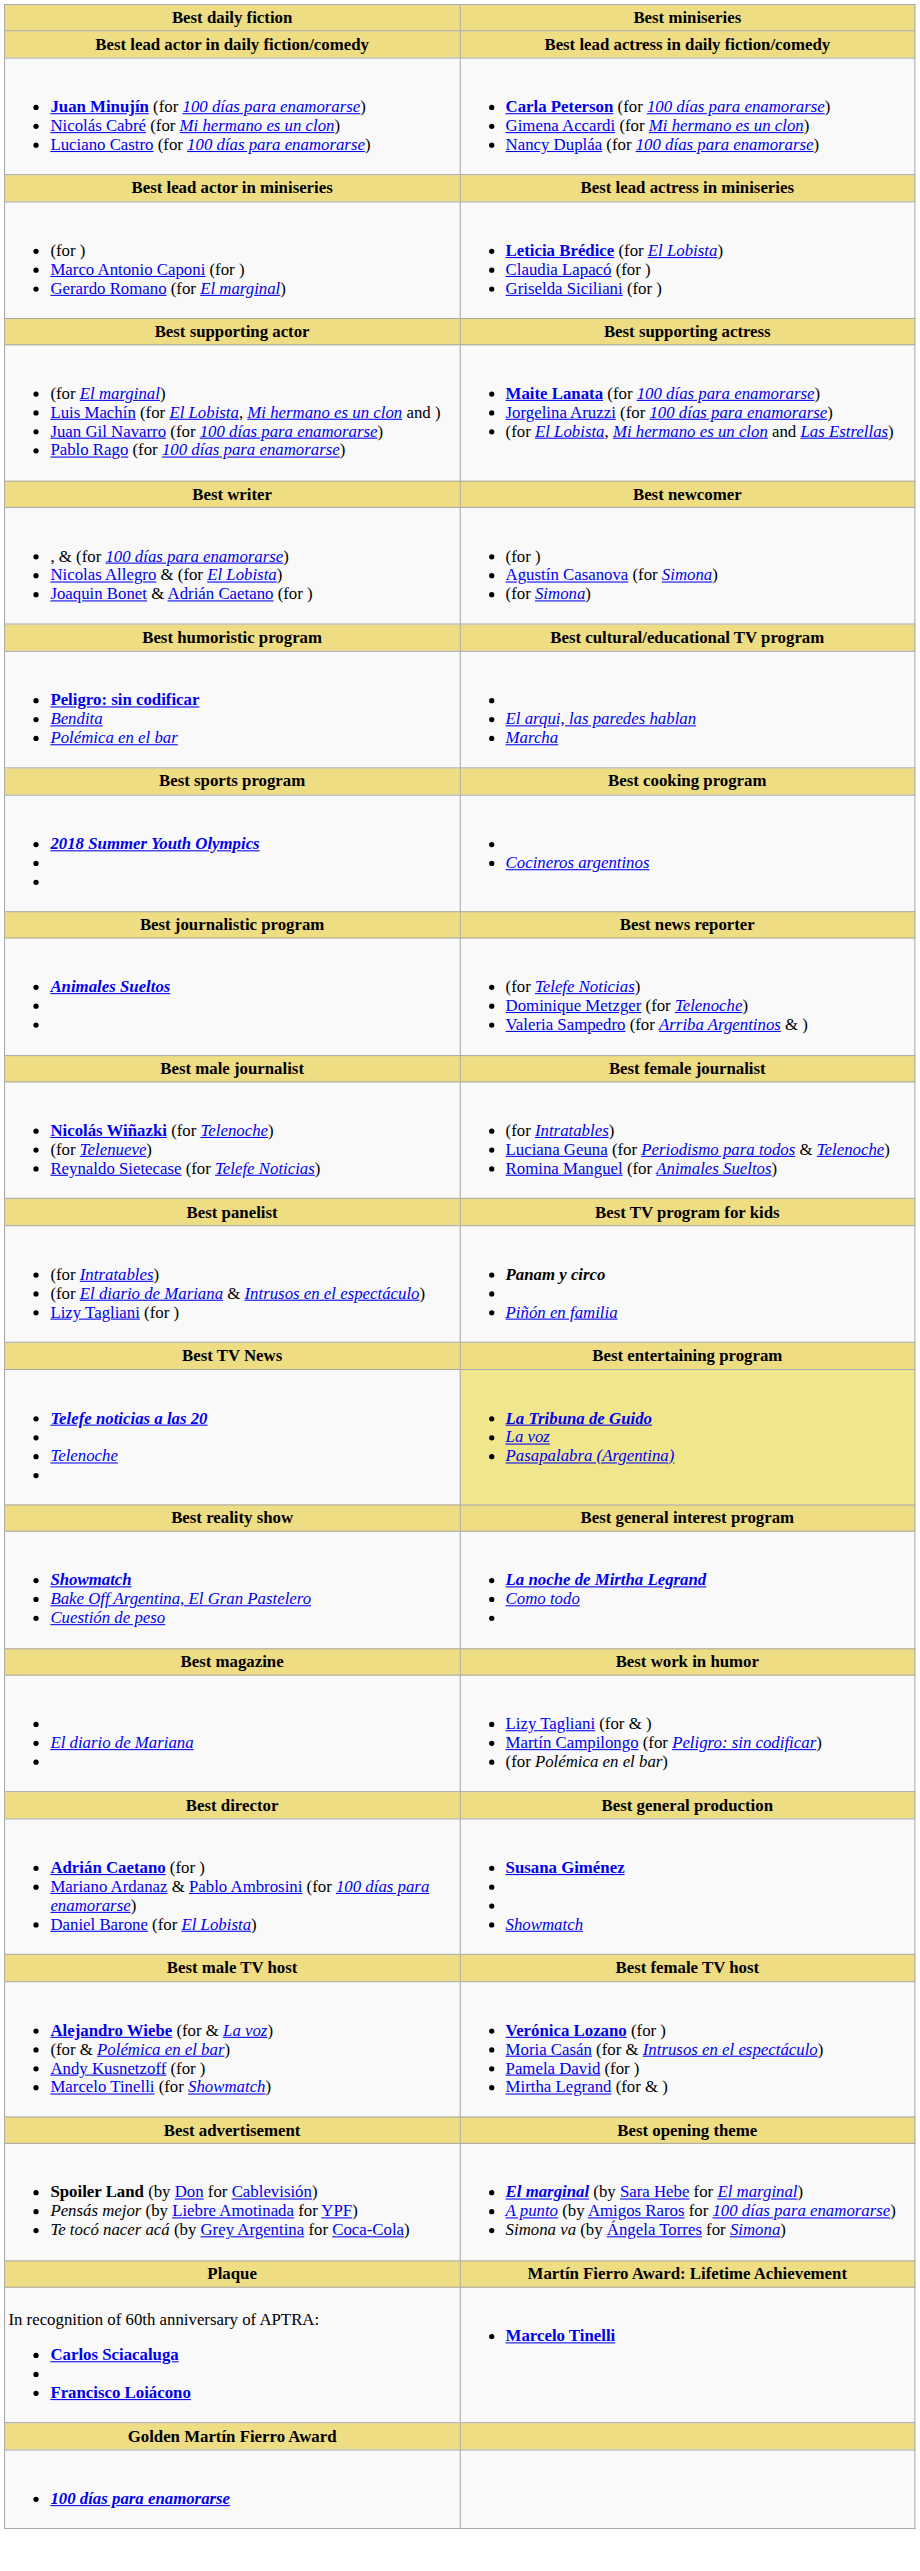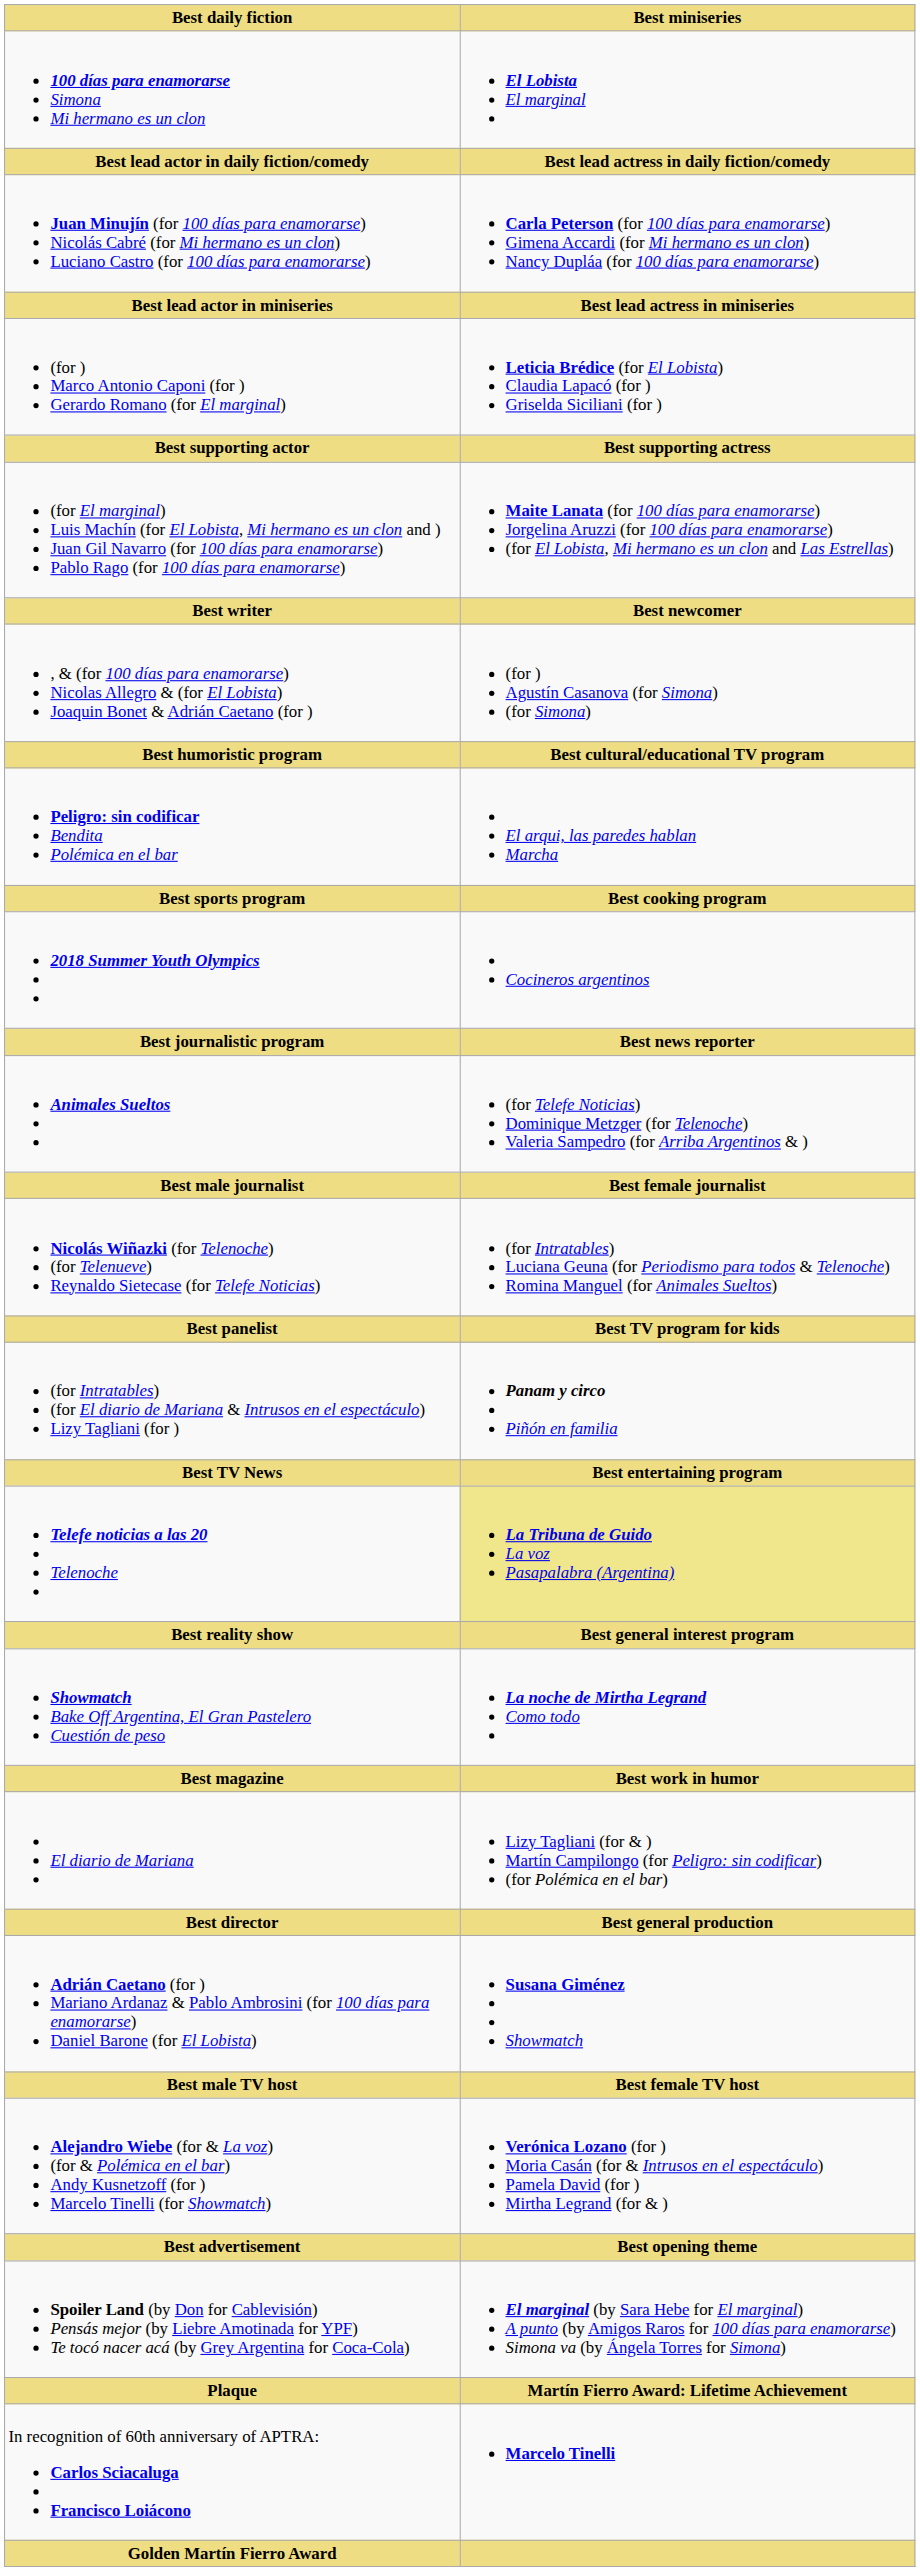+ row: (232, 99)
- row: (232, 2499)
